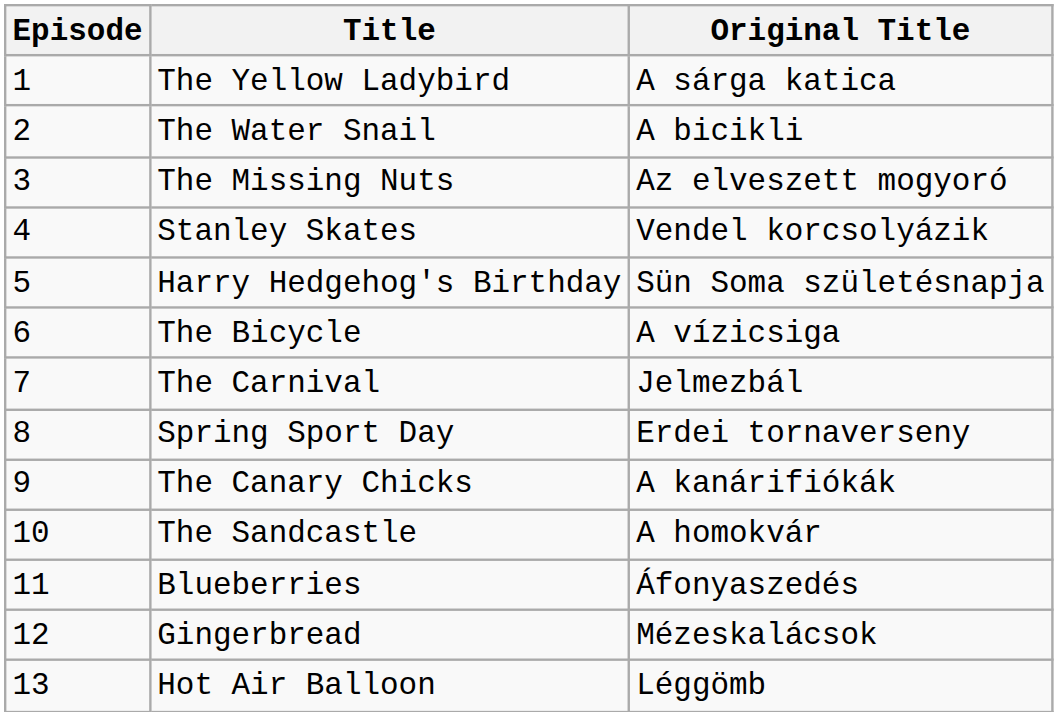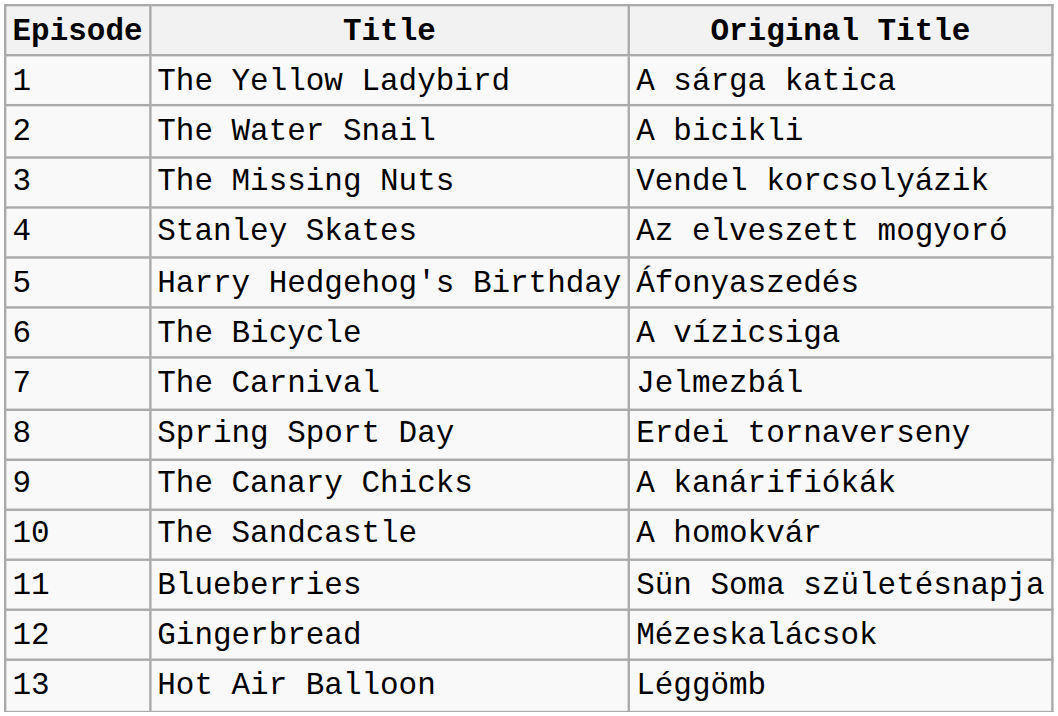(822, 182) Az elveszett mogyoró -> (813, 182) Vendel korcsolyázik
(813, 232) Vendel korcsolyázik -> (822, 232) Az elveszett mogyoró
(840, 283) Sün Soma születésnapja -> (748, 283) Áfonyaszedés
(748, 585) Áfonyaszedés -> (840, 585) Sün Soma születésnapja
